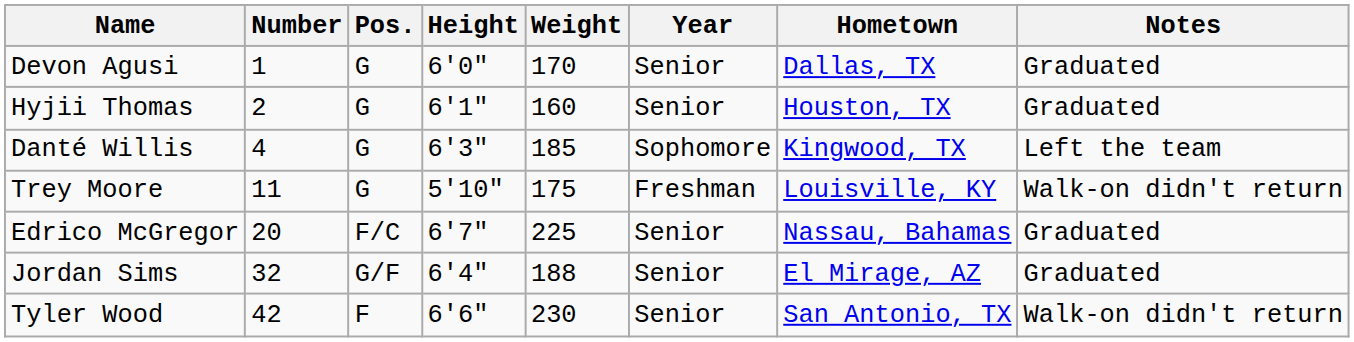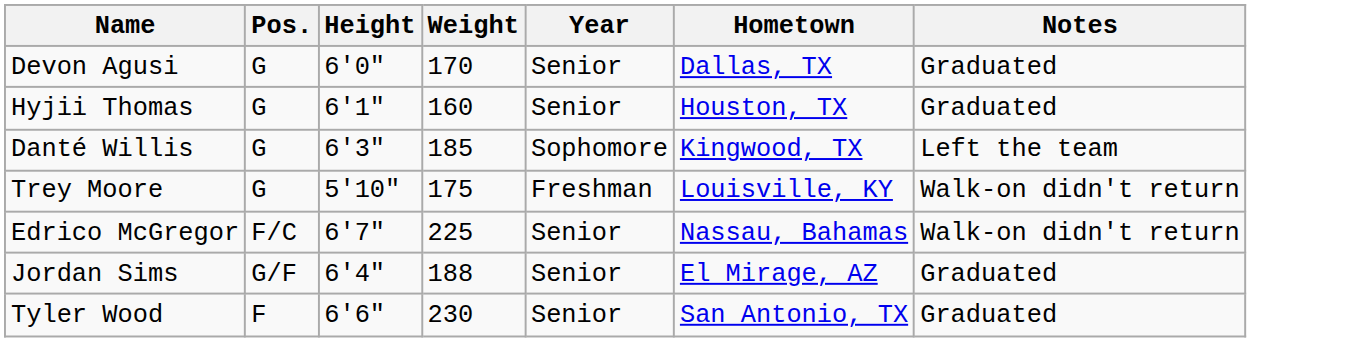- column: (297, 26)
(1092, 232) Graduated -> (1080, 232) Walk-on didn't return
(1183, 315) Walk-on didn't return -> (989, 315) Graduated
